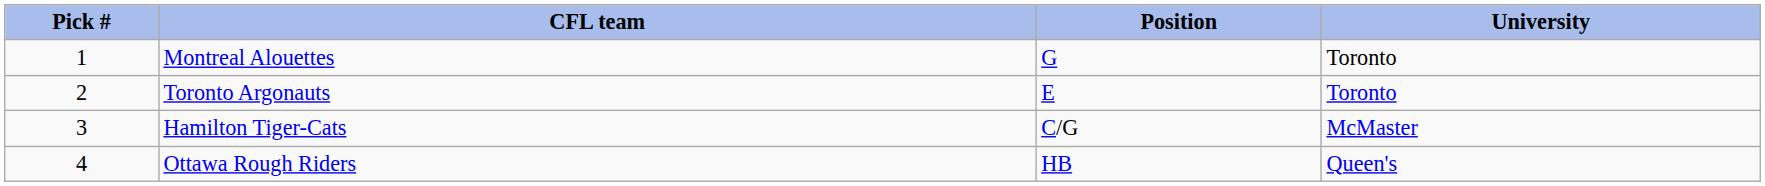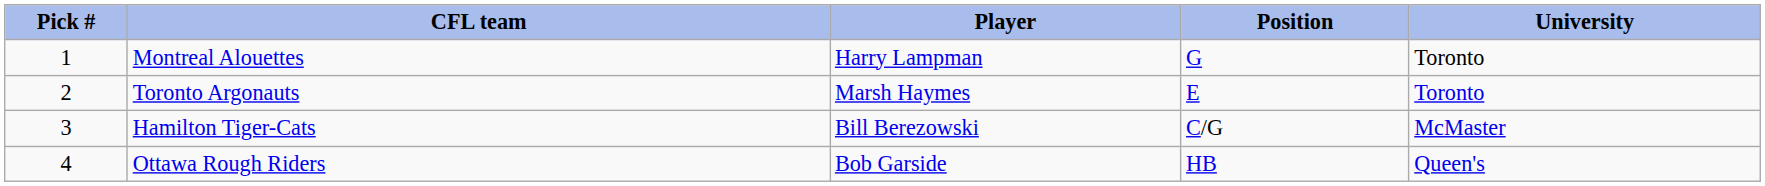+ column: (1005, 22)
